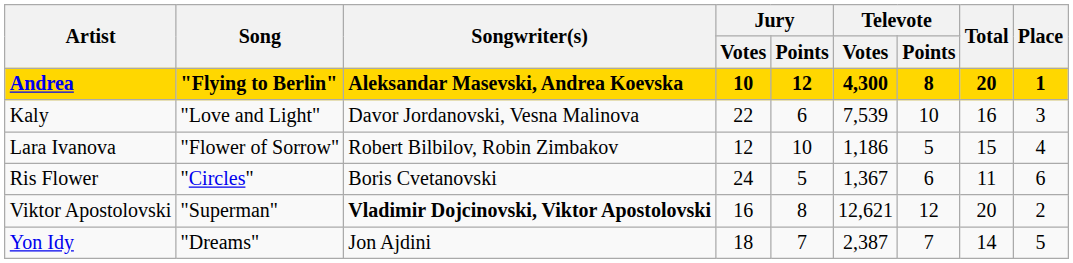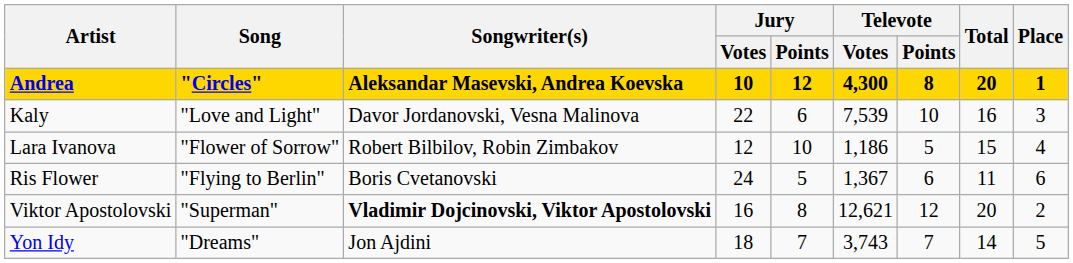(259, 83) "Flying to Berlin" -> (222, 83) "Circles"
(217, 178) "Circles" -> (253, 178) "Flying to Berlin"
(865, 242) 2,387 -> (865, 242) 3,743
